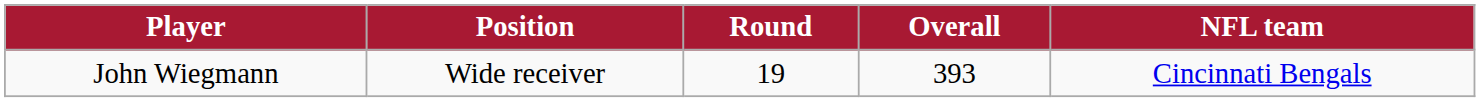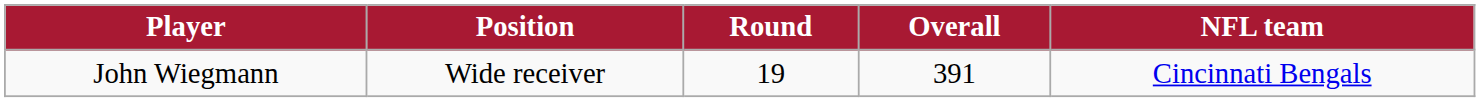(954, 72) 393 -> (954, 72) 391
